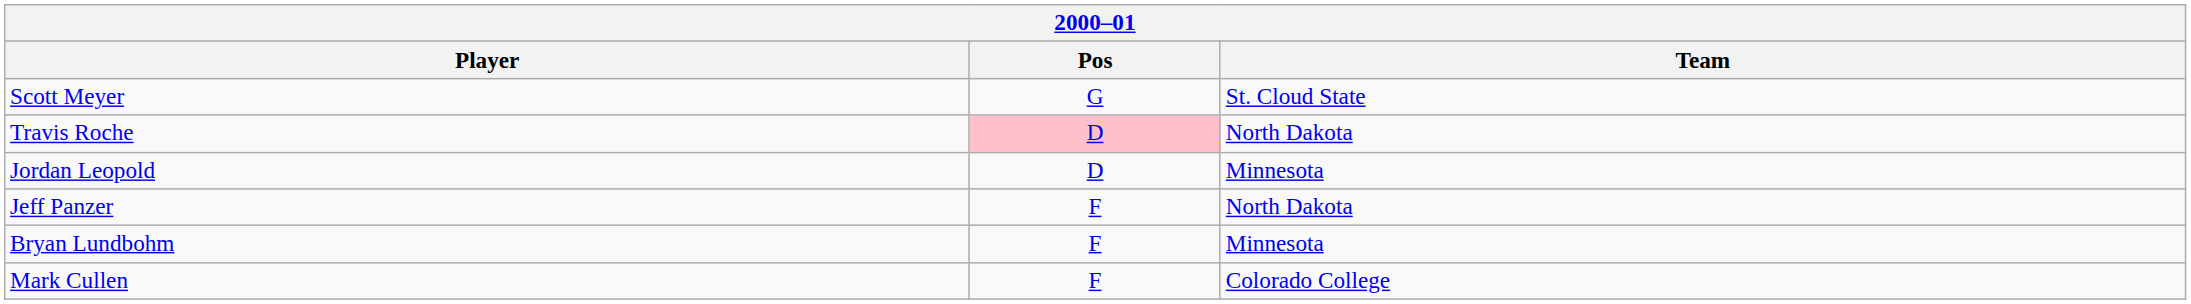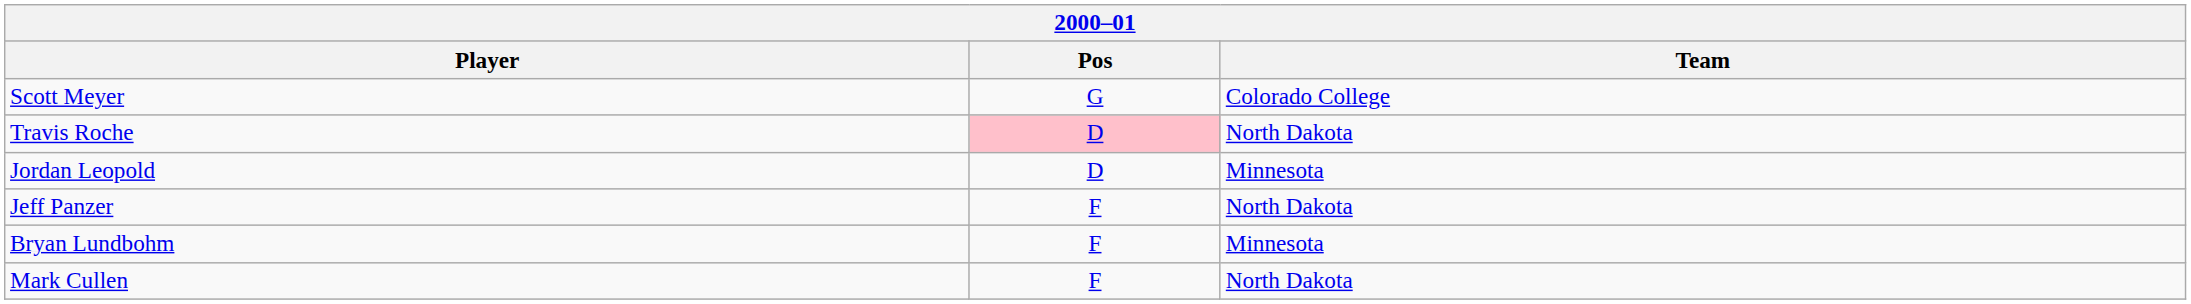(1296, 96) St. Cloud State -> (1308, 96) Colorado College
(1308, 280) Colorado College -> (1289, 280) North Dakota
